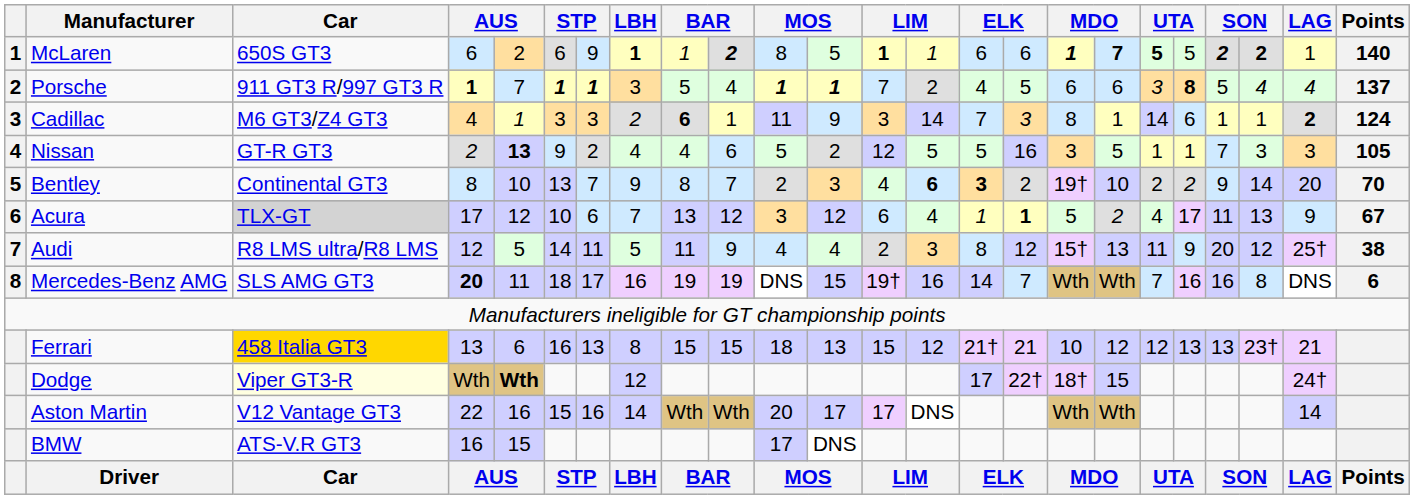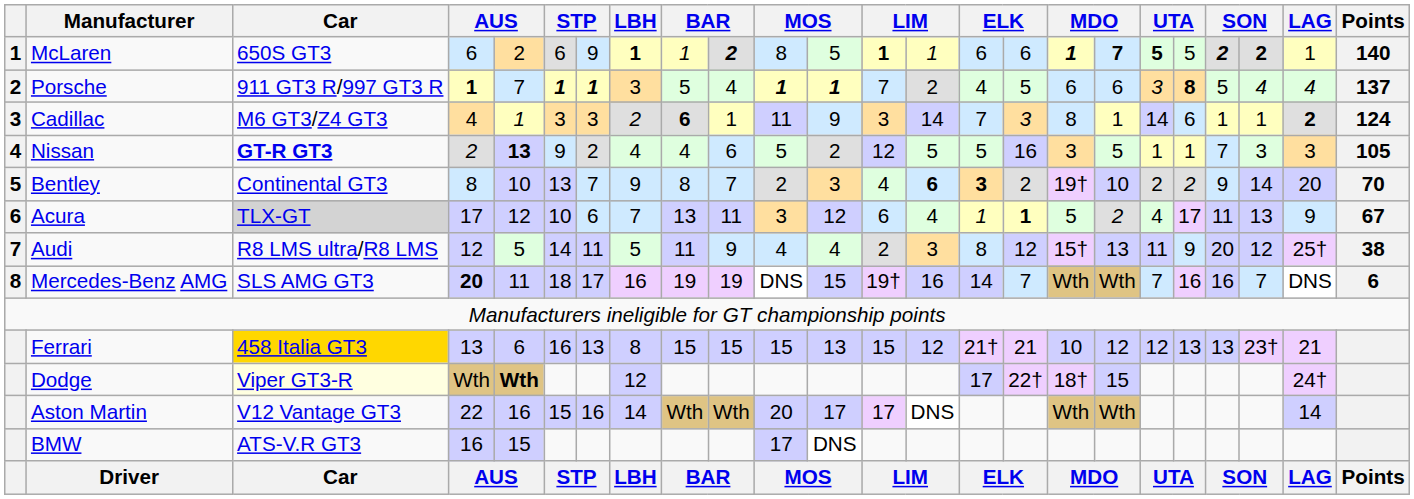(285, 151) normal -> (285, 151) bold
(731, 216) 12 -> (731, 216) 11
(1261, 281) 8 -> (1261, 281) 7
(781, 346) 18 -> (781, 346) 15
